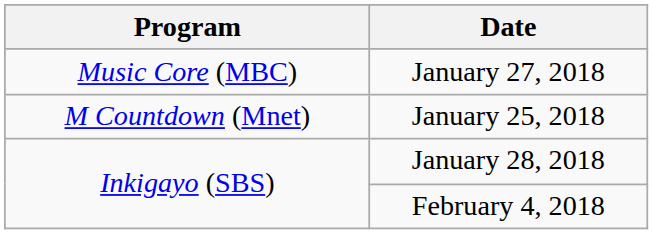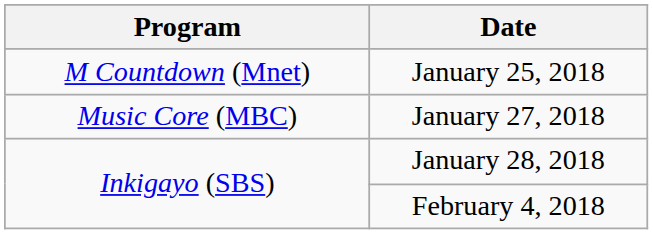rows swapped: (508, 116) <-> (508, 71)
